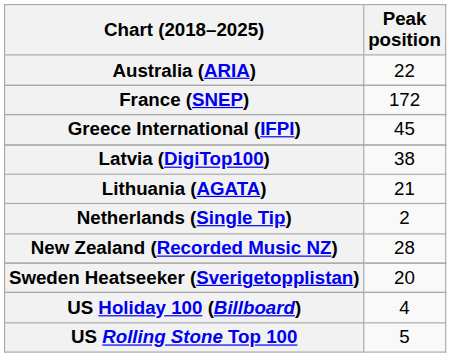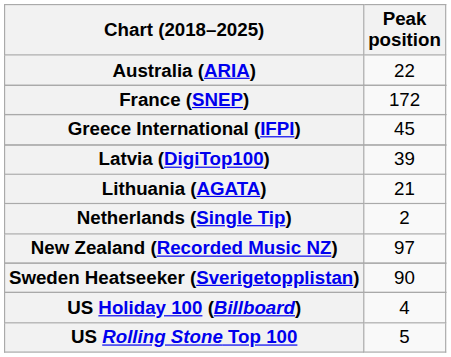(405, 159) 38 -> (405, 159) 39
(405, 248) 28 -> (405, 248) 97
(405, 277) 20 -> (405, 277) 90
